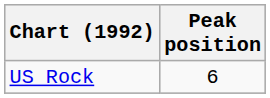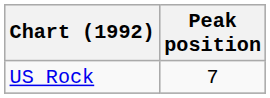(213, 77) 6 -> (213, 77) 7
